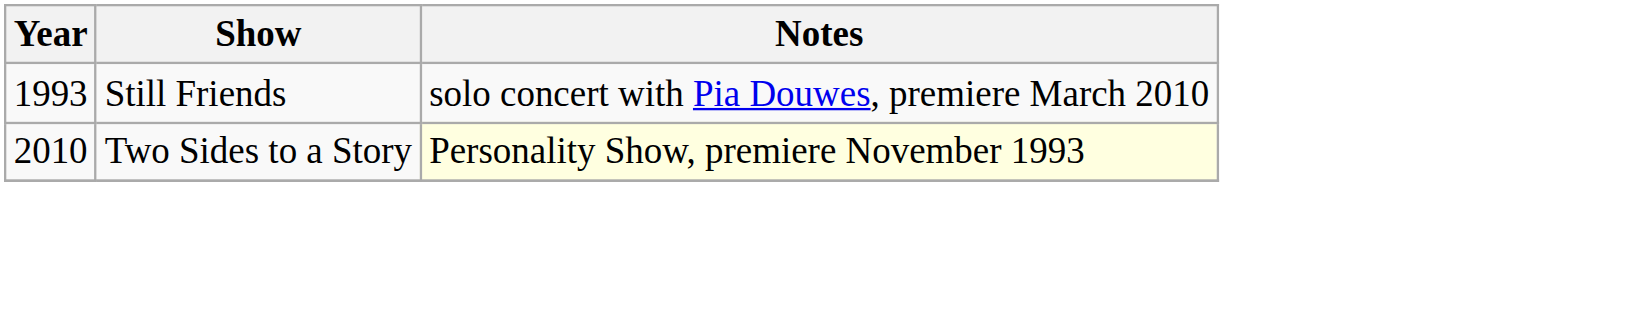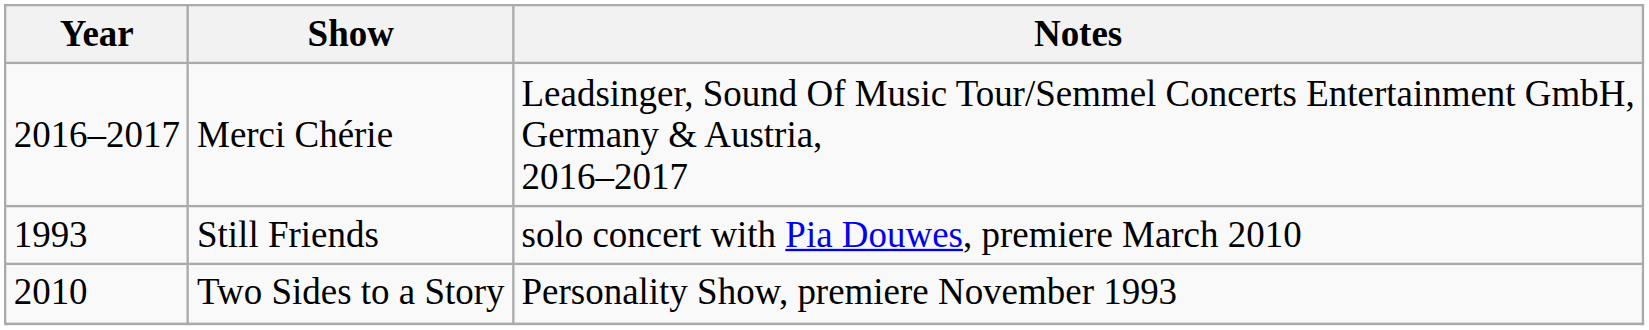+ row: (295, 134)
(757, 151) lightyellow background -> (849, 292) no background
